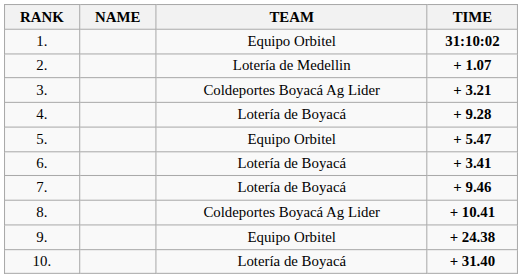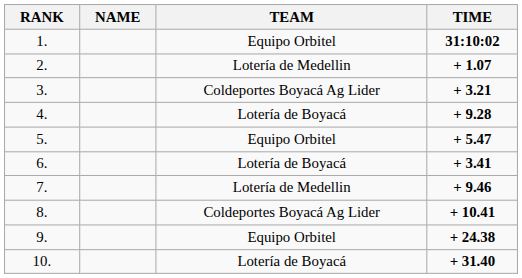(292, 188) Lotería de Boyacá -> (292, 188) Lotería de Medellin
